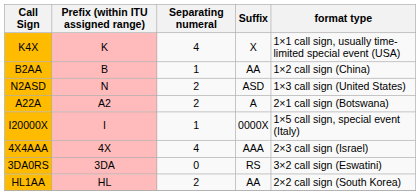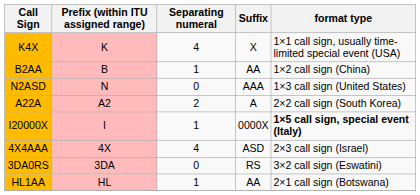(196, 86) 2 -> (196, 86) 0
(253, 86) ASD -> (253, 86) AAA
(331, 103) 2×1 call sign (Botswana) -> (337, 103) 2×2 call sign (South Korea)
(337, 126) normal -> (341, 126) bold
(253, 148) AAA -> (253, 148) ASD
(196, 182) 2 -> (196, 182) 1
(337, 182) 2×2 call sign (South Korea) -> (331, 182) 2×1 call sign (Botswana)
